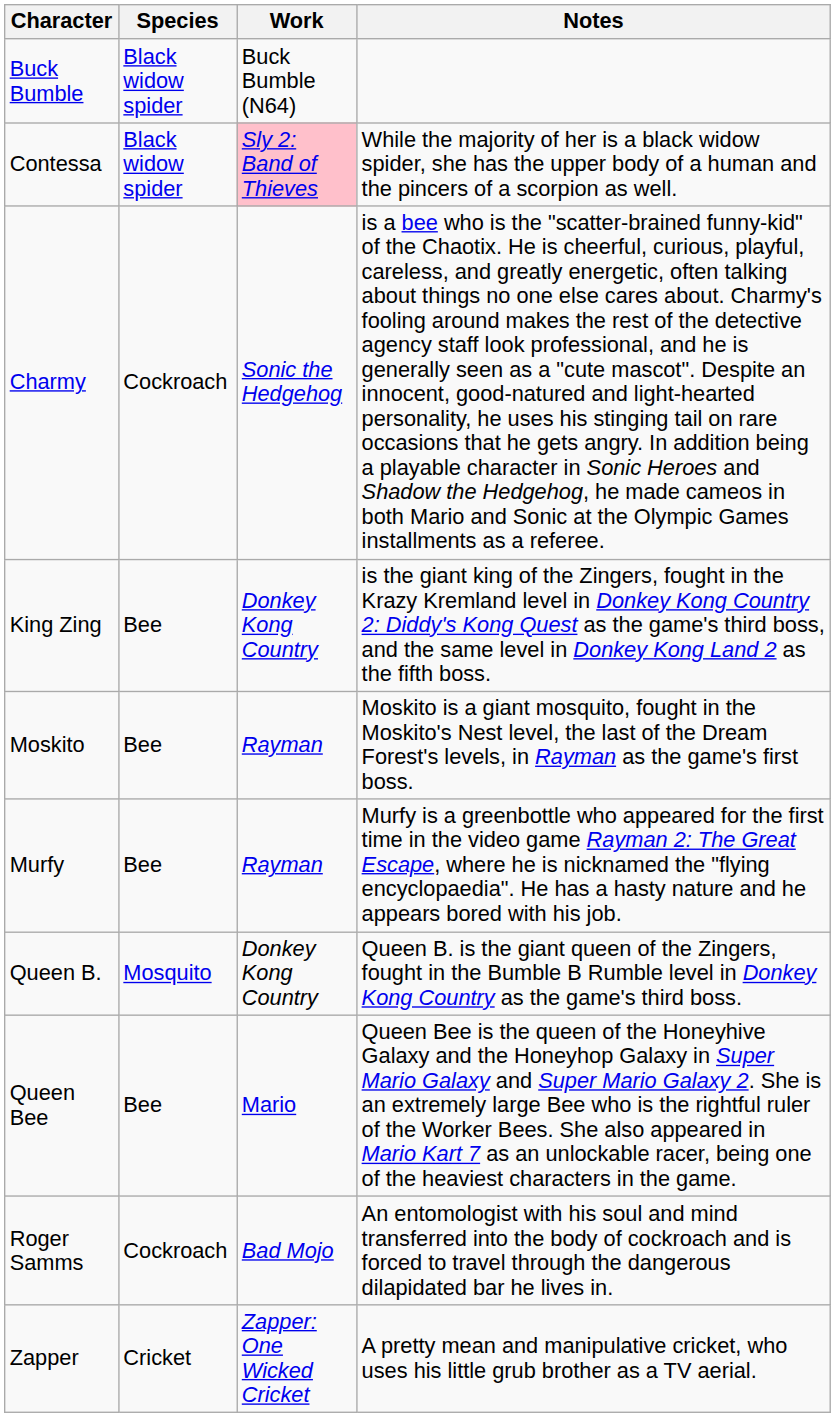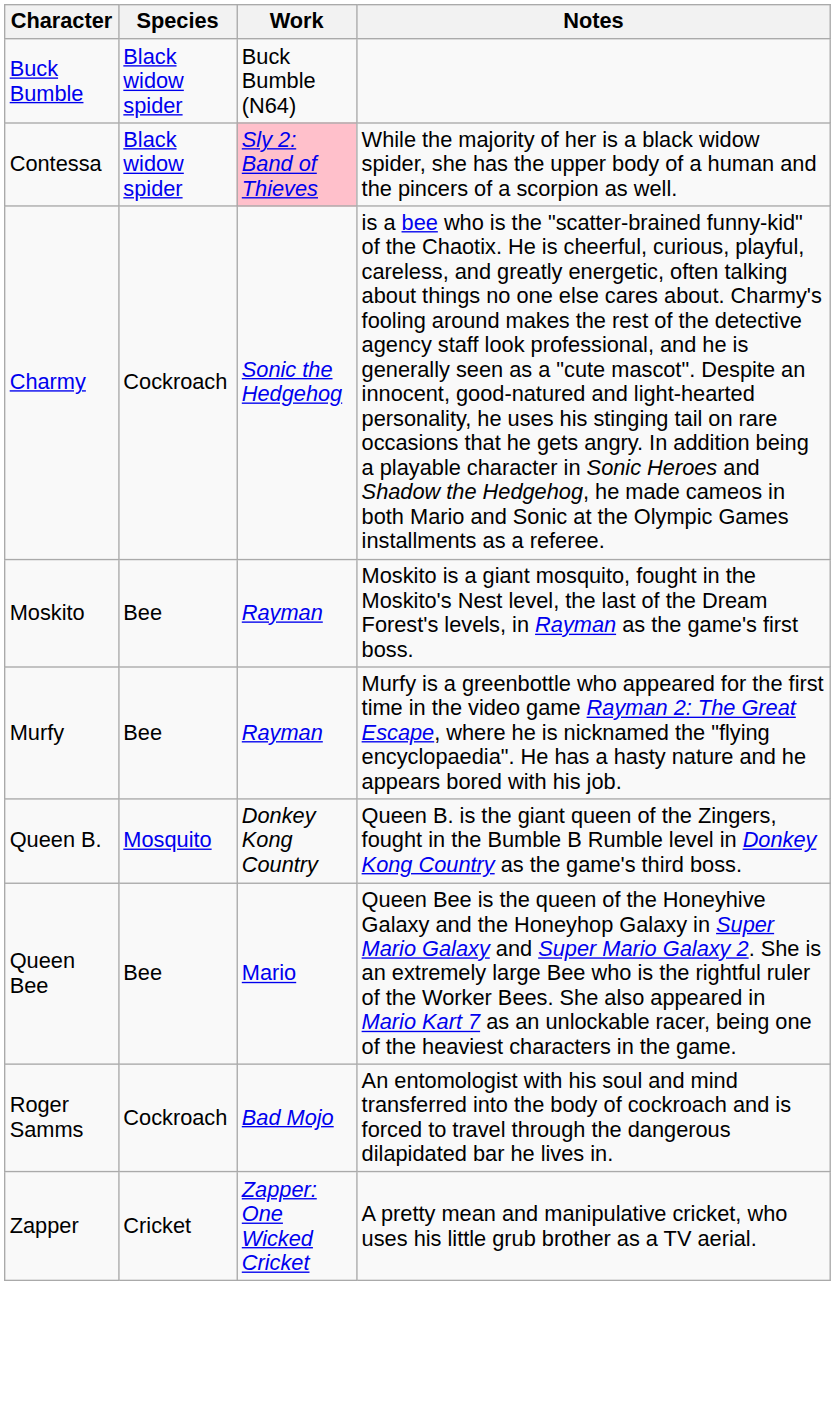- row: (56, 624)
